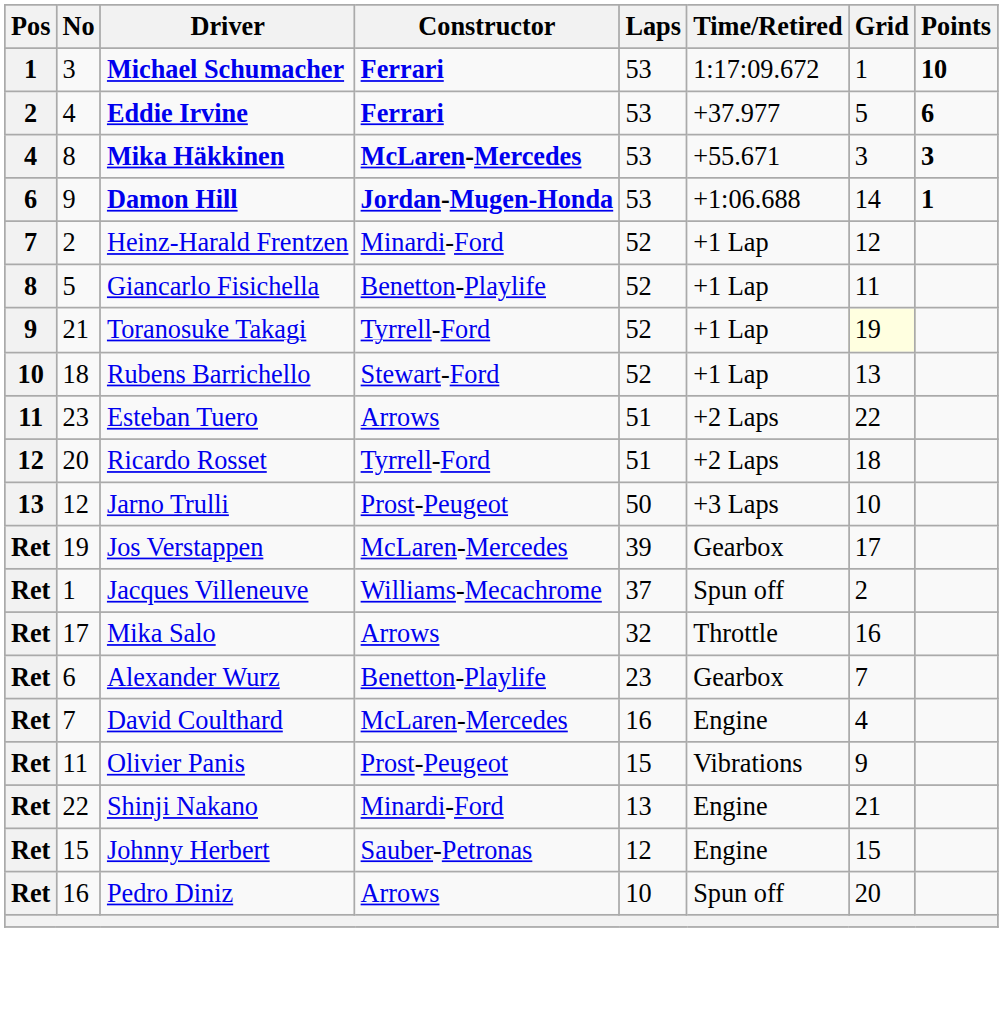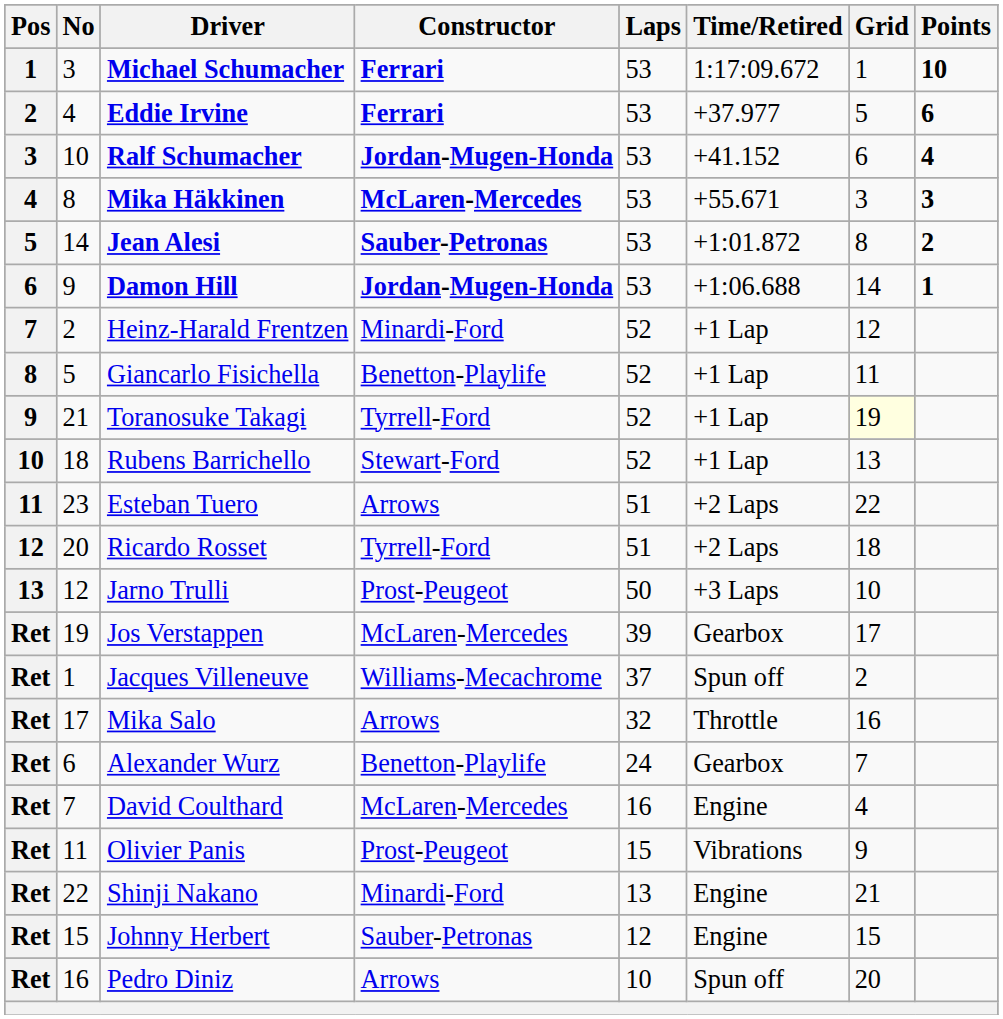+ row: (204, 156)
+ row: (164, 243)
(639, 676) 23 -> (639, 763) 24
